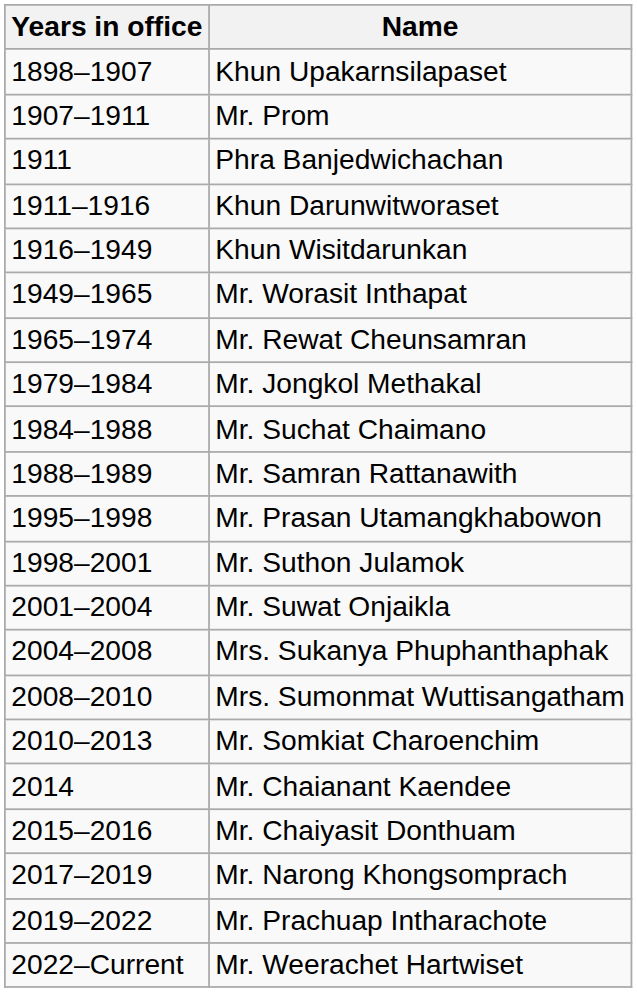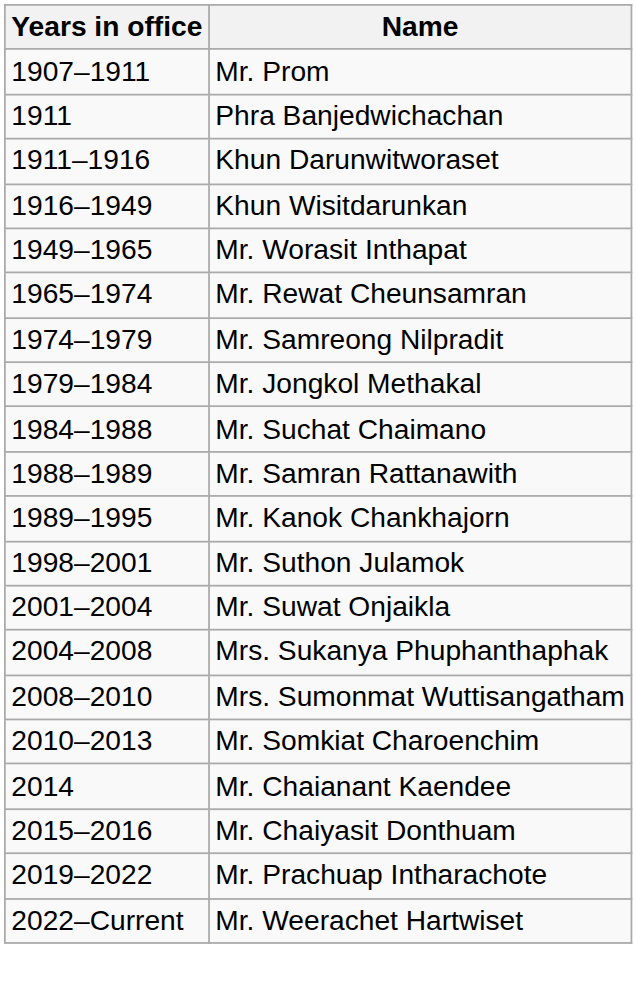- row: (361, 71)
+ row: (359, 339)
+ row: (362, 518)
- row: (409, 518)
- row: (391, 875)
